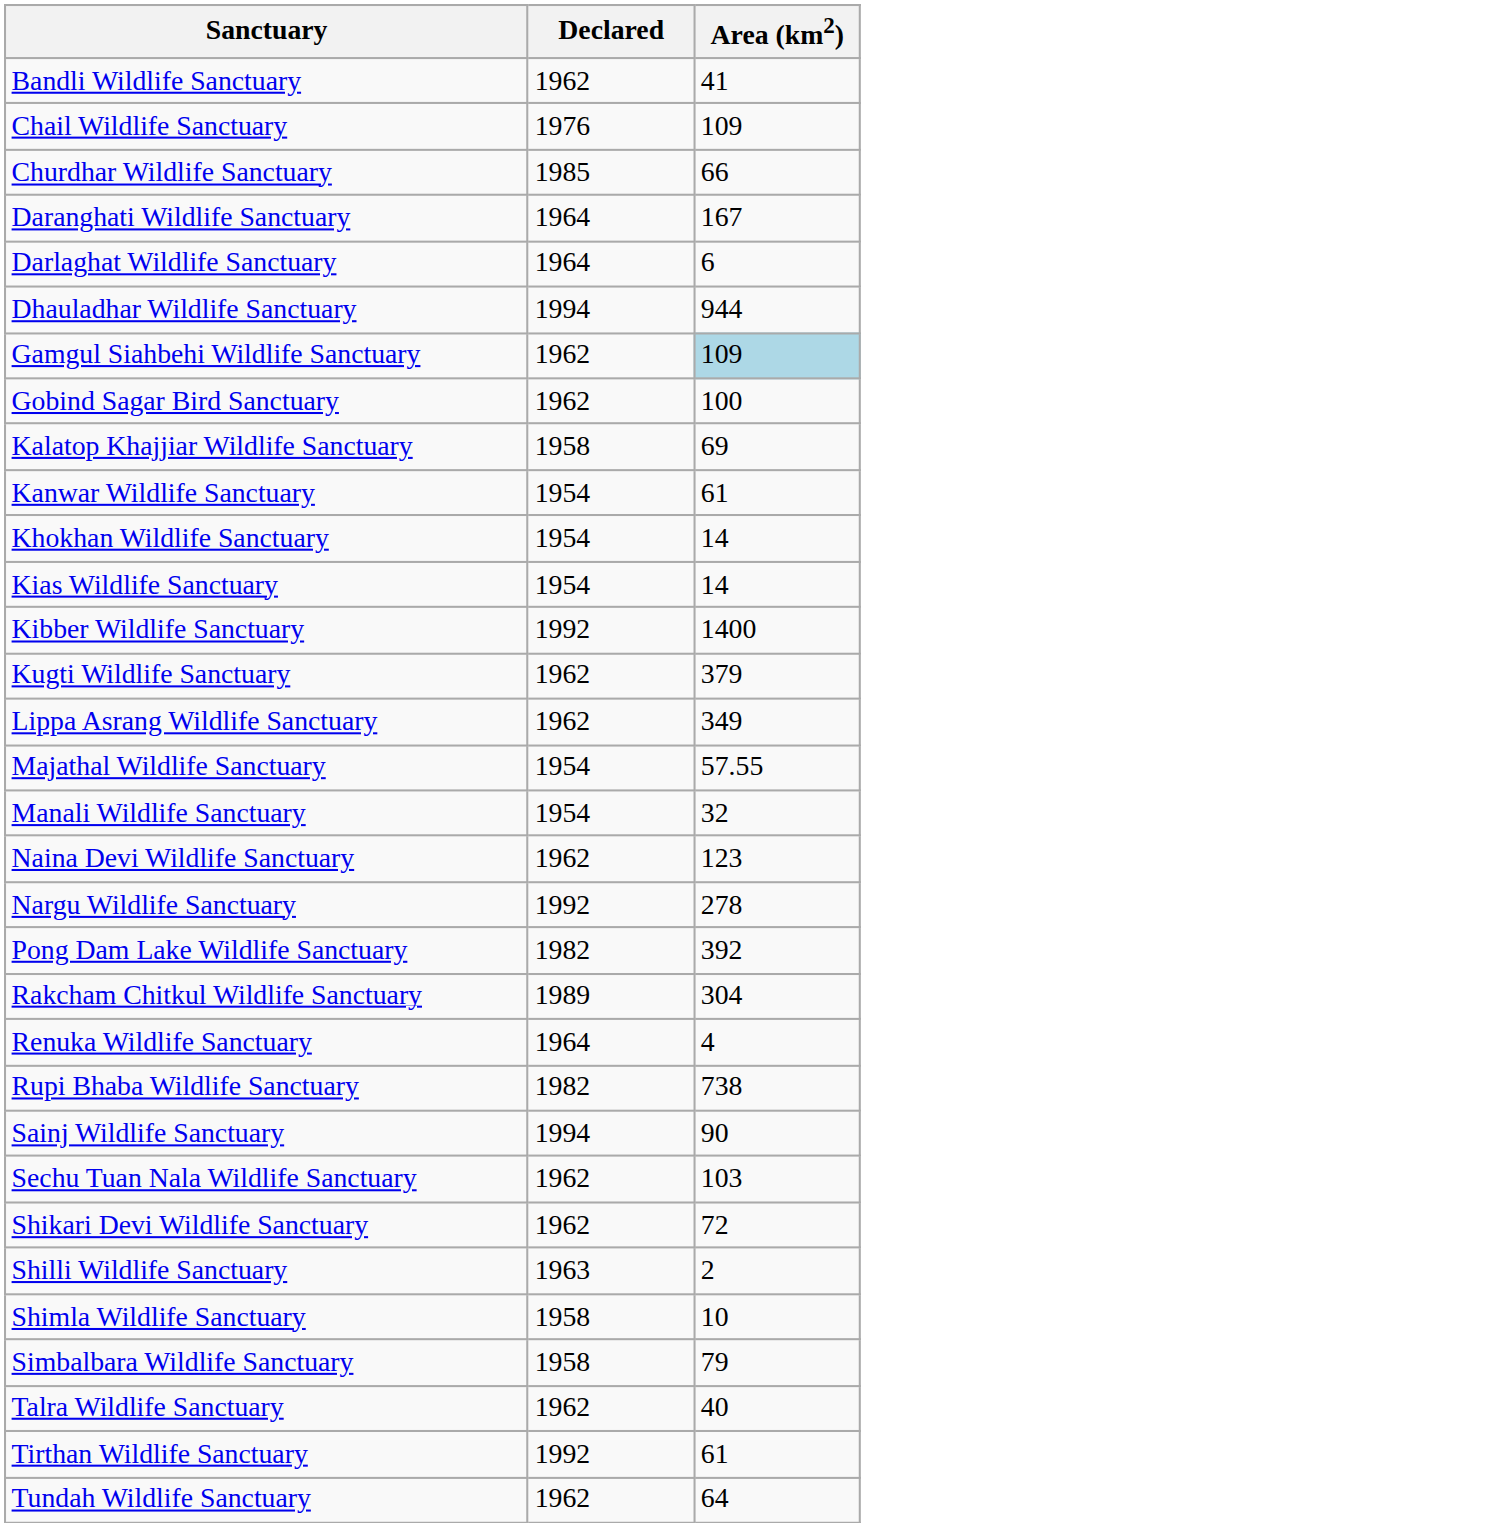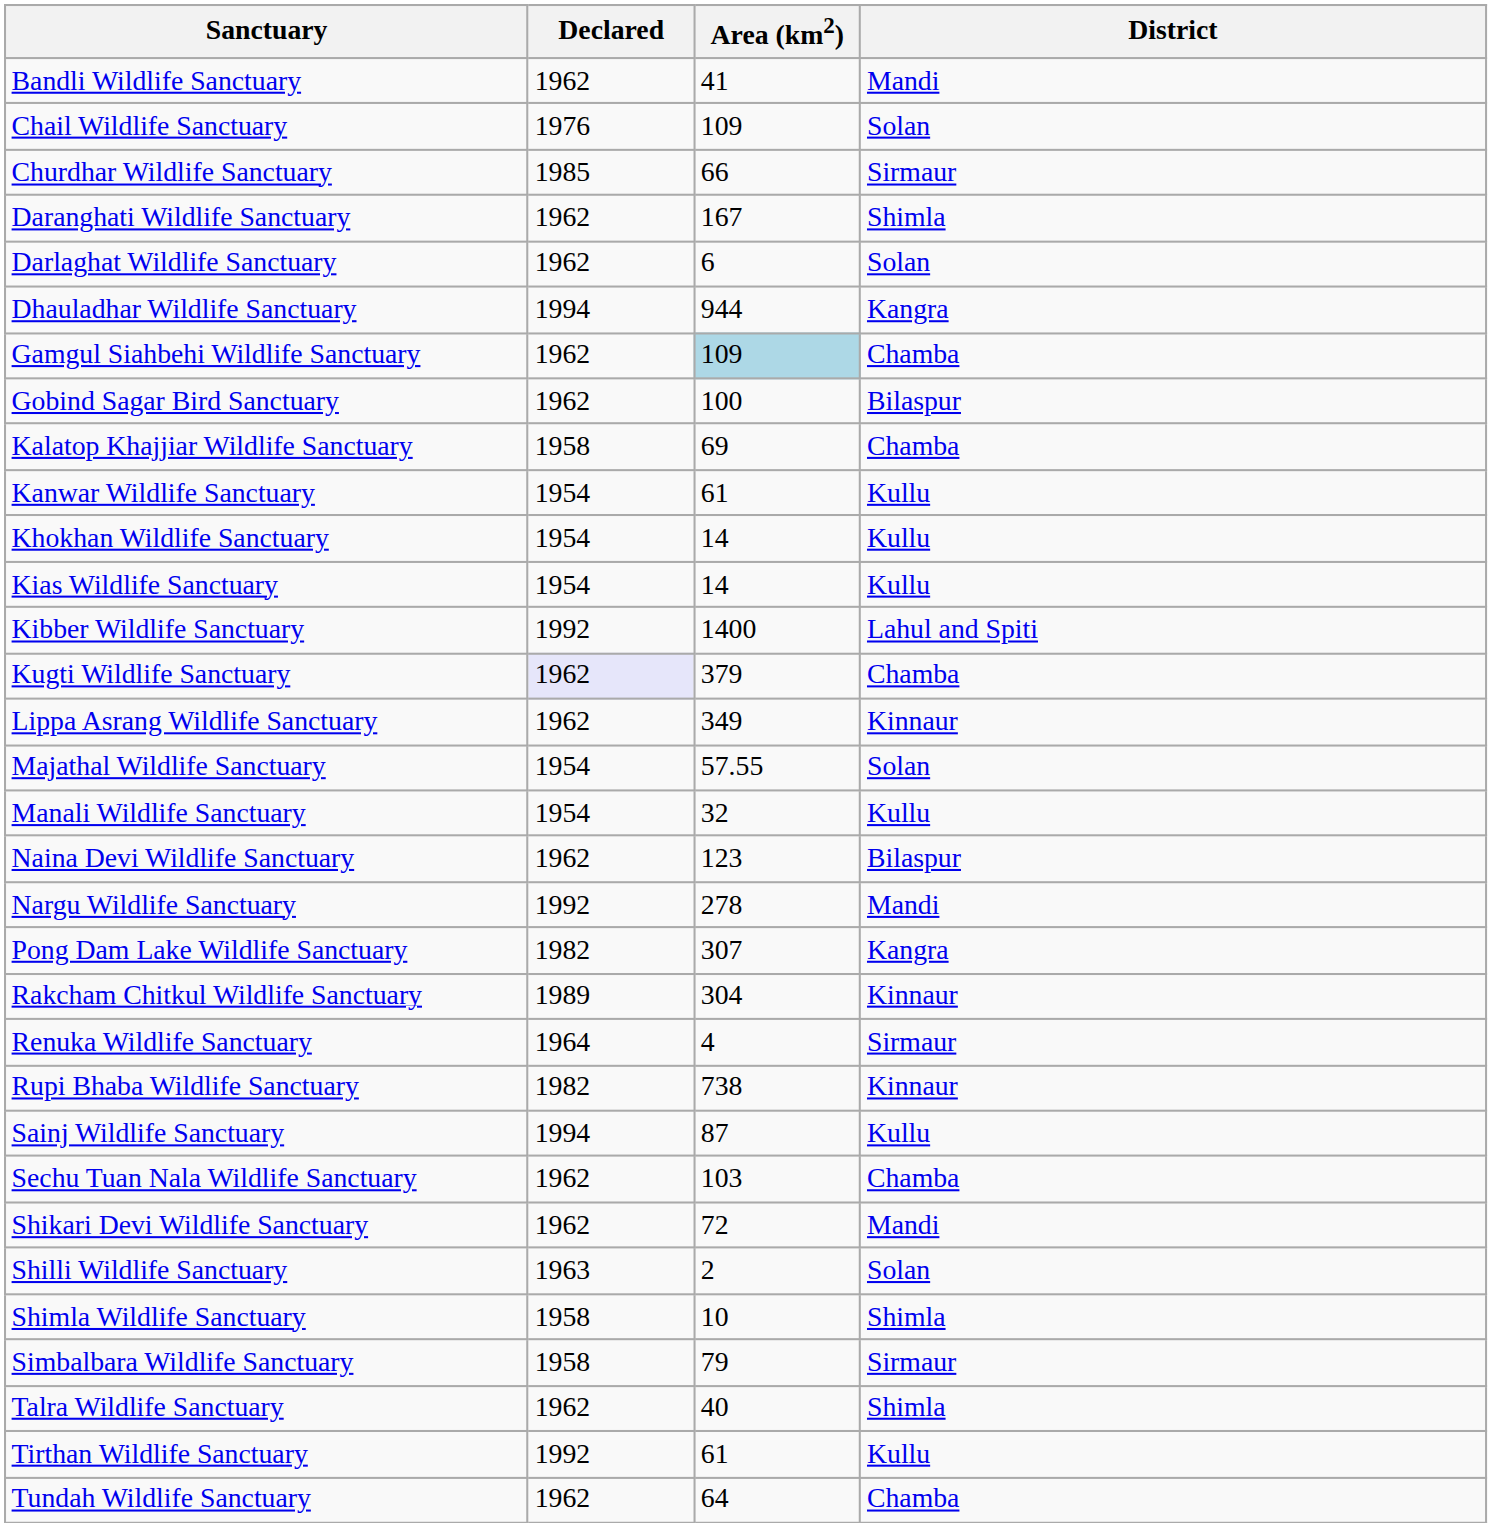+ column: (1173, 30)
(562, 217) 1964 -> (562, 217) 1962
(562, 263) 1964 -> (562, 263) 1962
(562, 674) no background -> (562, 674) lavender background
(722, 949) 392 -> (722, 949) 307
(715, 1132) 90 -> (715, 1132) 87
